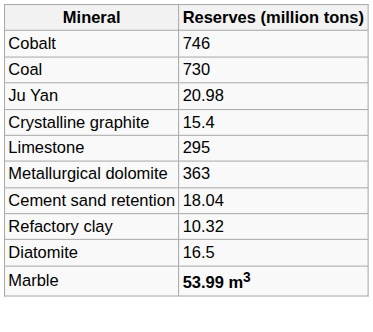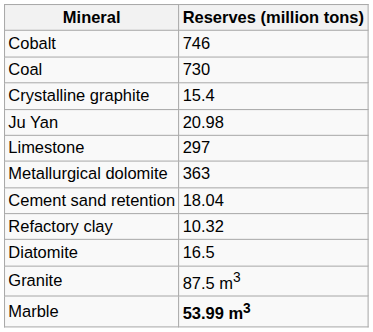rows swapped: (79, 122) <-> (33, 95)
(196, 148) 295 -> (196, 148) 297
+ row: (35, 281)
